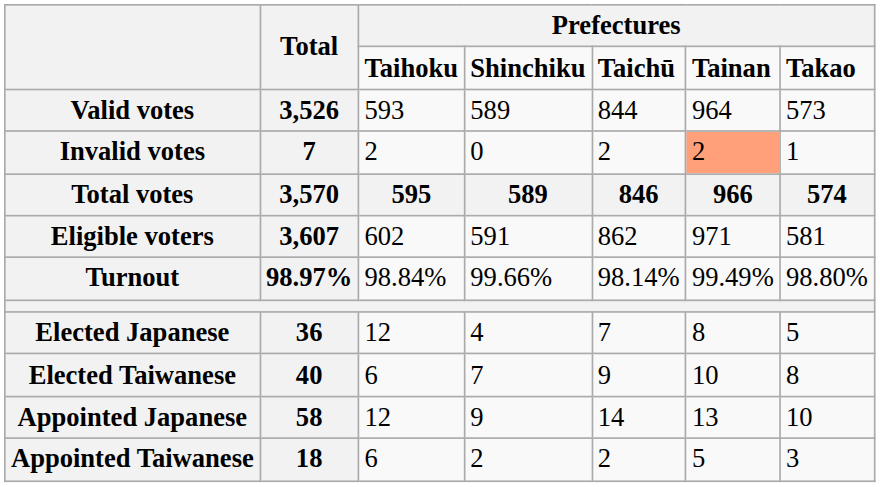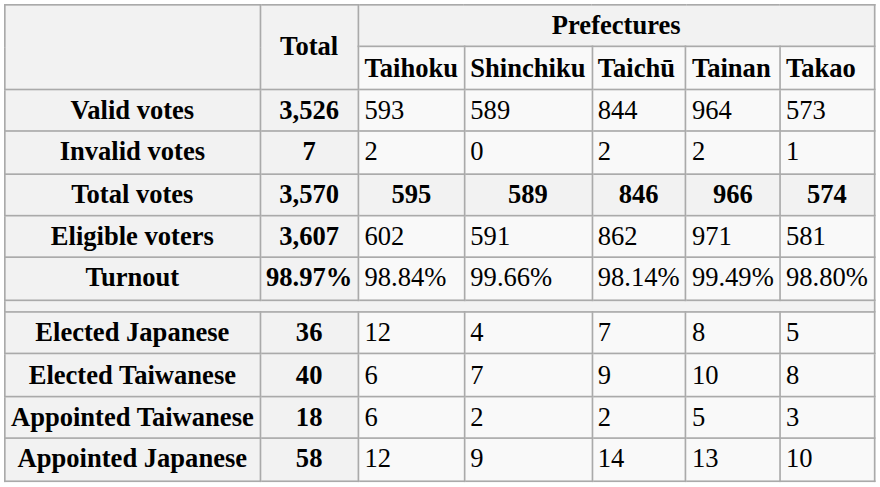(699, 151) lightsalmon background -> (699, 151) no background
rows swapped: (132, 416) <-> (132, 459)
